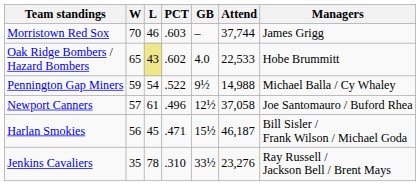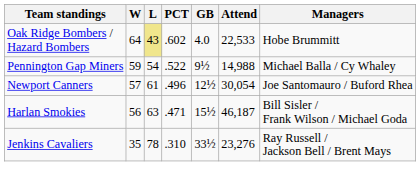- row: (58, 33)
(135, 59) 65 -> (135, 40) 64
(238, 104) 37,058 -> (238, 85) 30,054
(153, 131) 45 -> (153, 111) 63
